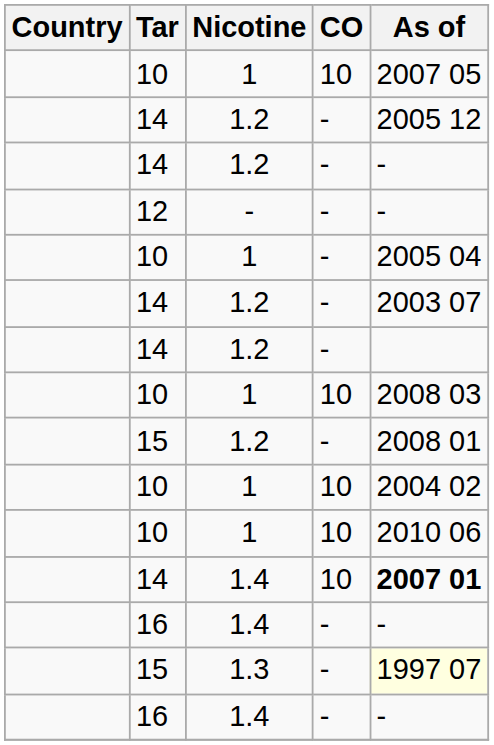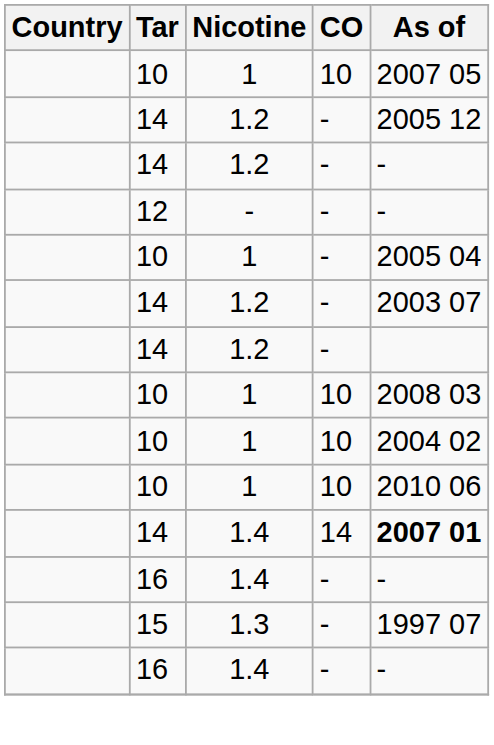- row: (152, 440)
(336, 578) 10 -> (336, 532) 14
(429, 670) lightyellow background -> (429, 624) no background
